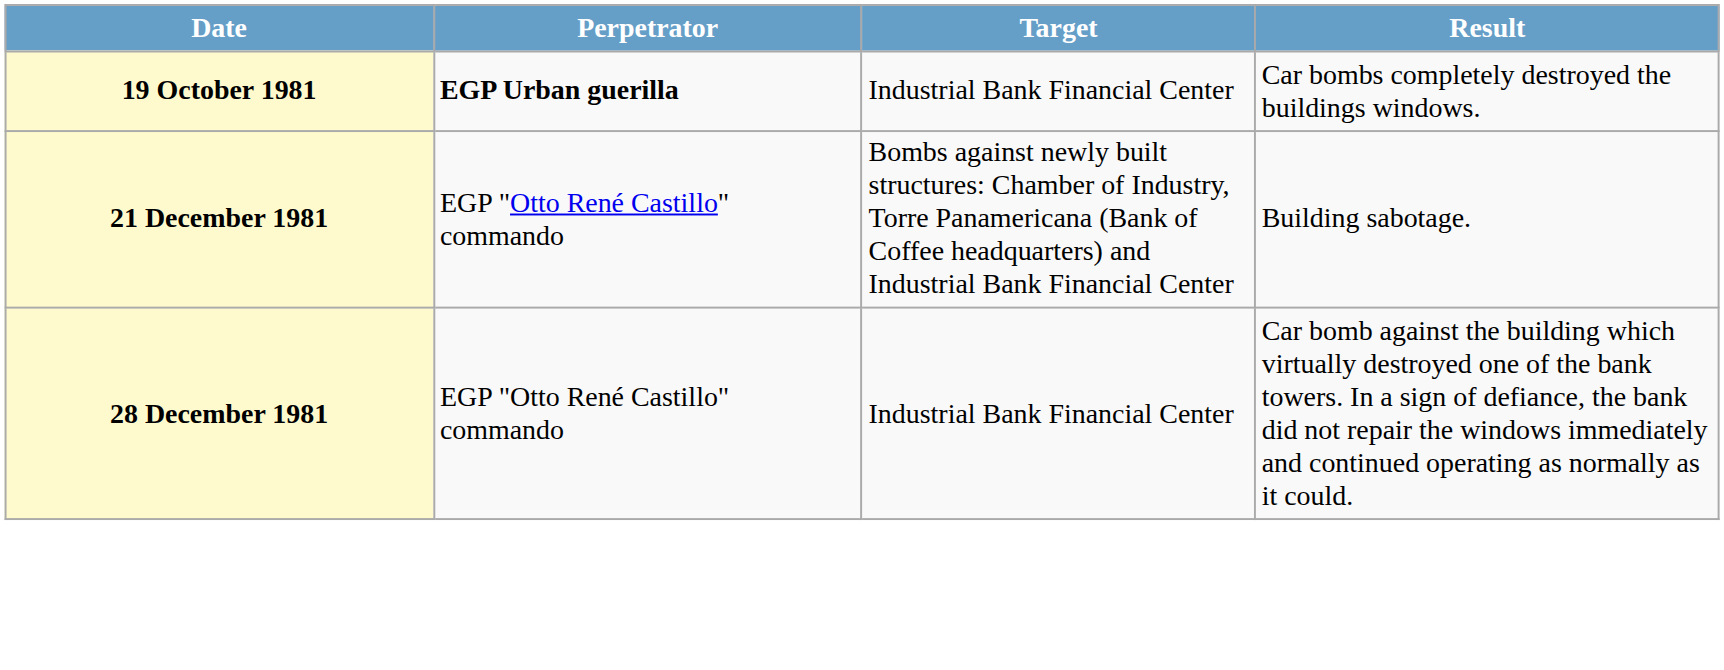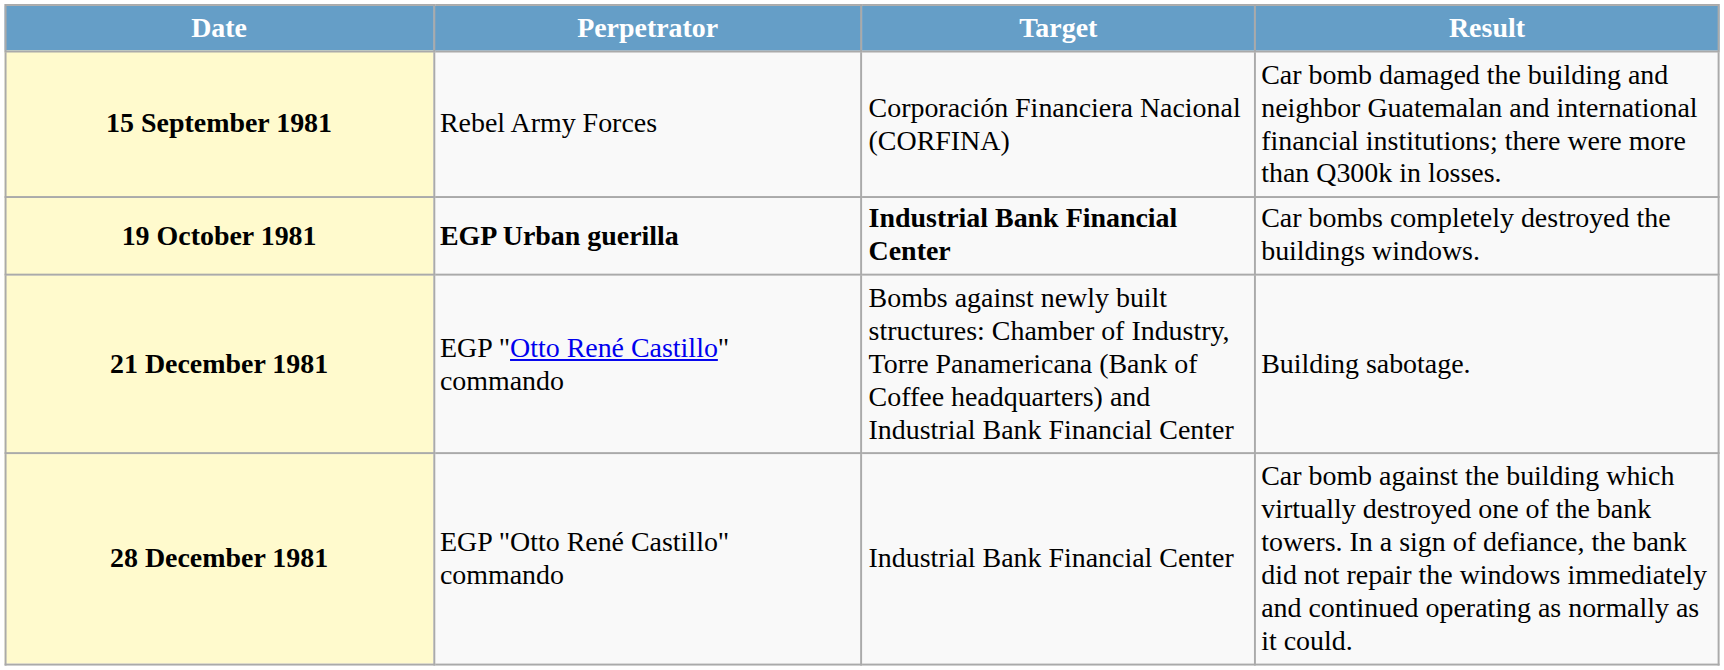+ row: (219, 123)
(1051, 90) normal -> (1023, 235) bold
